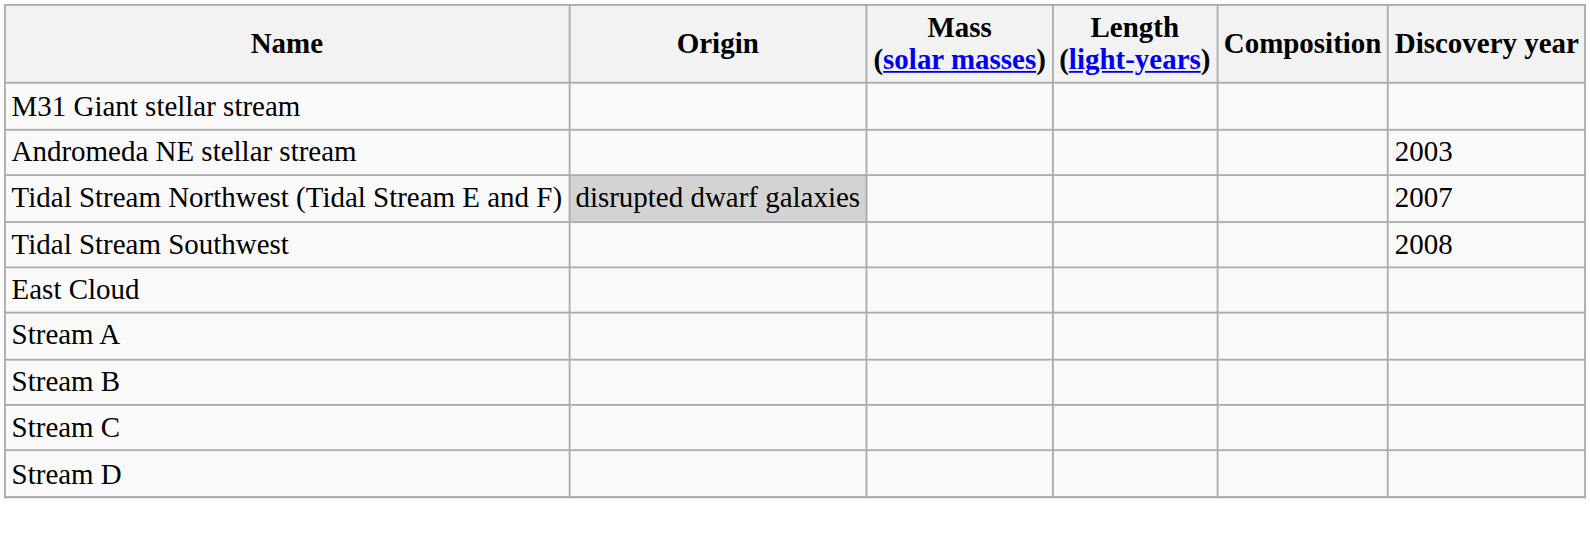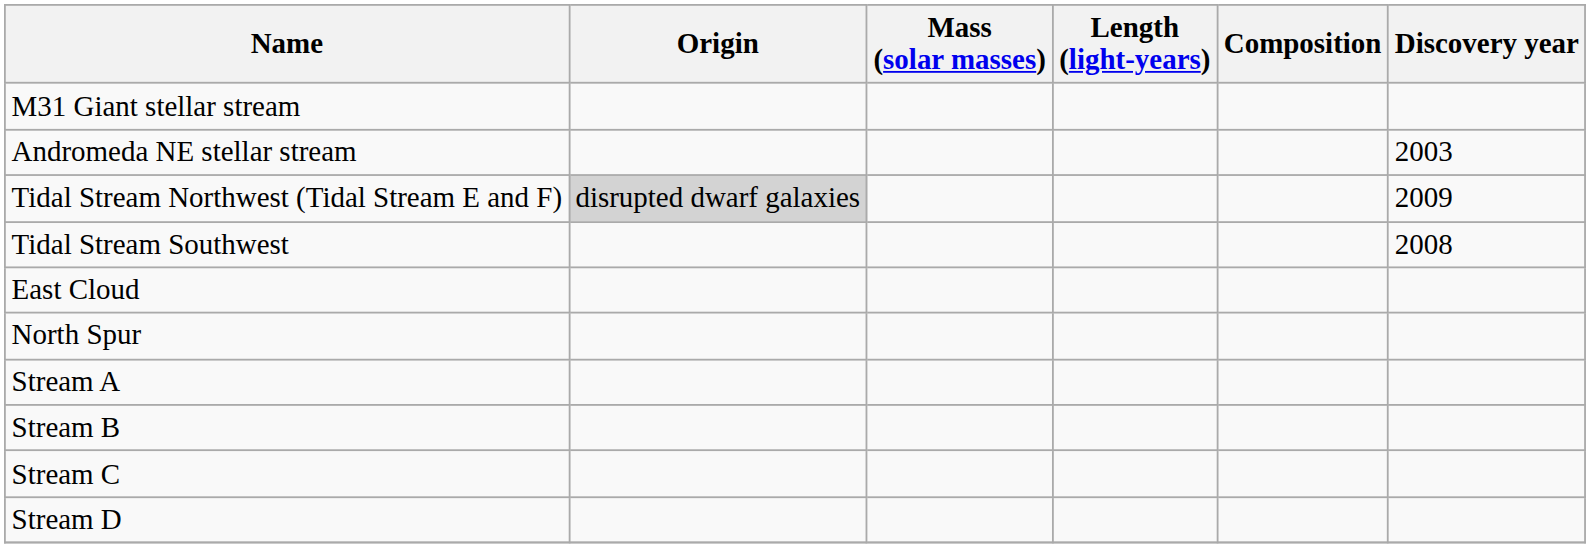(1424, 197) 2007 -> (1424, 197) 2009
+ row: (76, 335)
